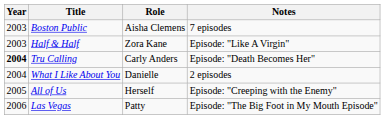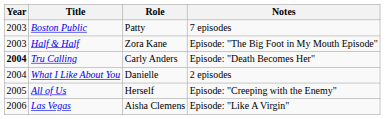(155, 28) Aisha Clemens -> (135, 28) Patty
(240, 43) Episode: "Like A Virgin" -> (284, 43) Episode: "The Big Foot in My Mouth Episode"
(135, 106) Patty -> (155, 106) Aisha Clemens
(284, 106) Episode: "The Big Foot in My Mouth Episode" -> (240, 106) Episode: "Like A Virgin"
